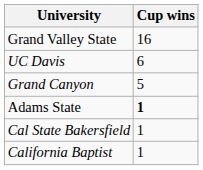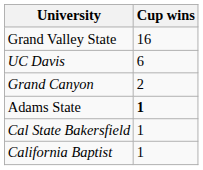(140, 84) 5 -> (140, 84) 2
